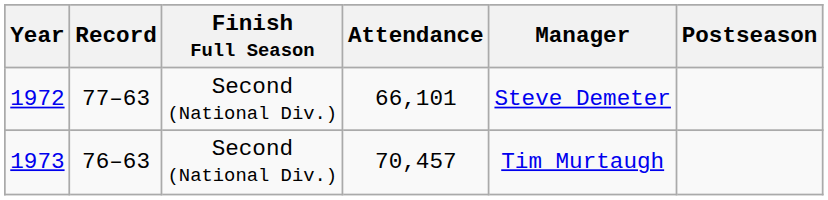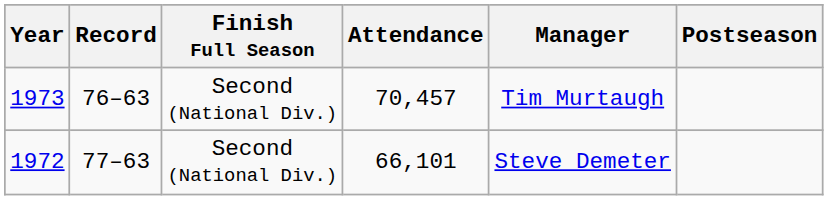rows swapped: (37, 99) <-> (37, 162)
